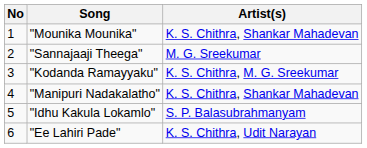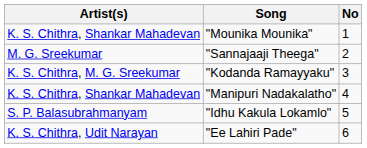columns swapped: (16, 14) <-> (262, 14)
